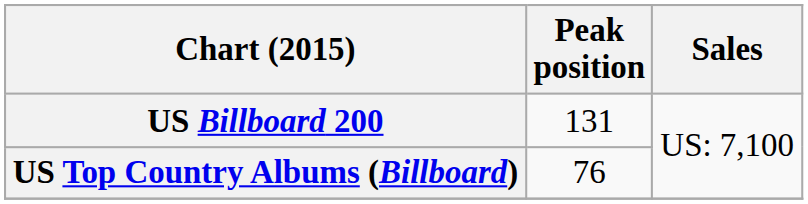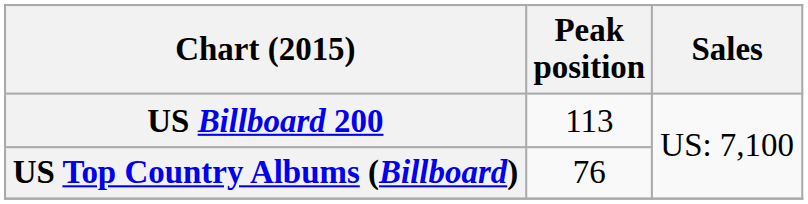(589, 119) 131 -> (589, 119) 113
